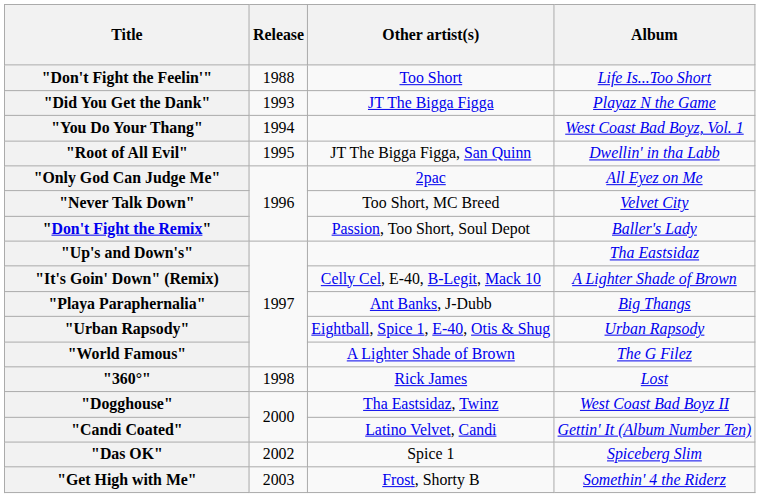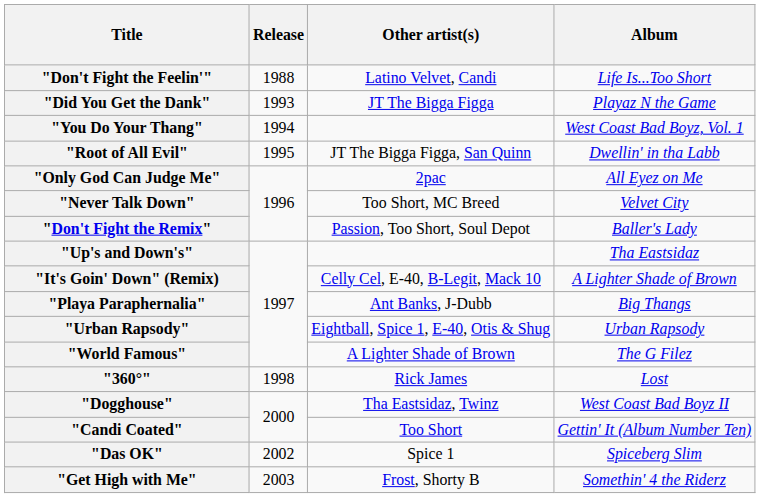(431, 77) Too Short -> (431, 77) Latino Velvet, Candi
(431, 429) Latino Velvet, Candi -> (431, 429) Too Short
